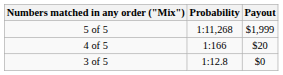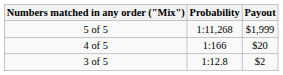(260, 62) $0 -> (260, 62) $2
